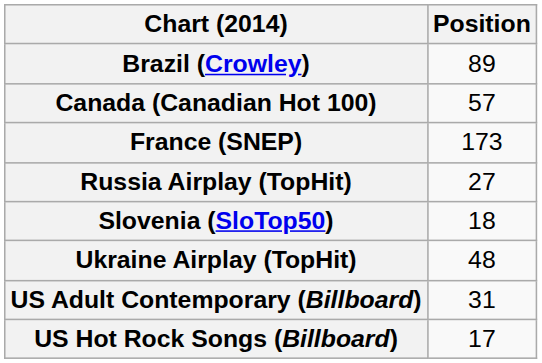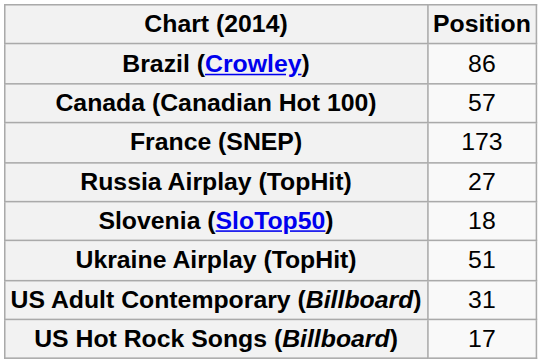(482, 63) 89 -> (482, 63) 86
(482, 260) 48 -> (482, 260) 51
